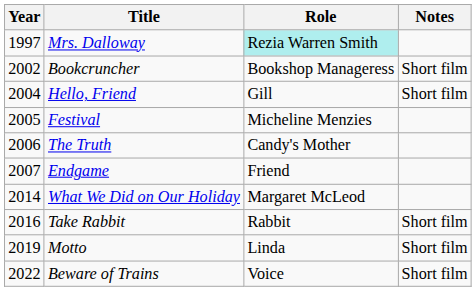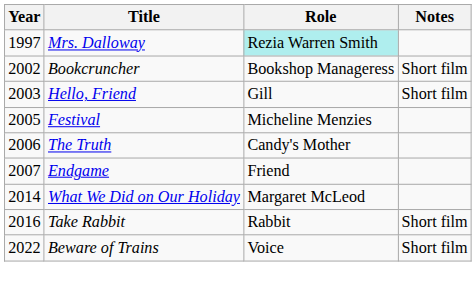(24, 94) 2004 -> (24, 94) 2003
- row: (67, 247)
